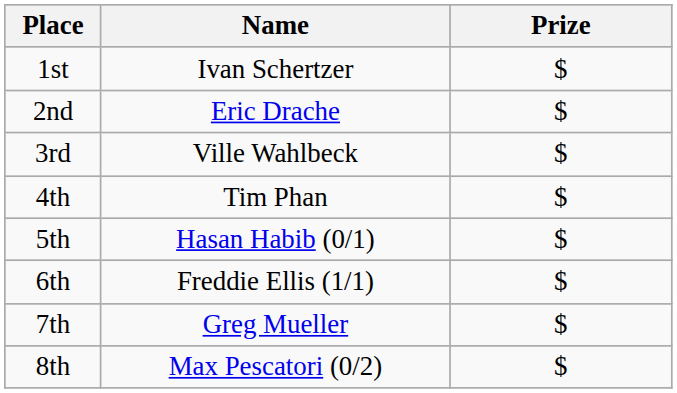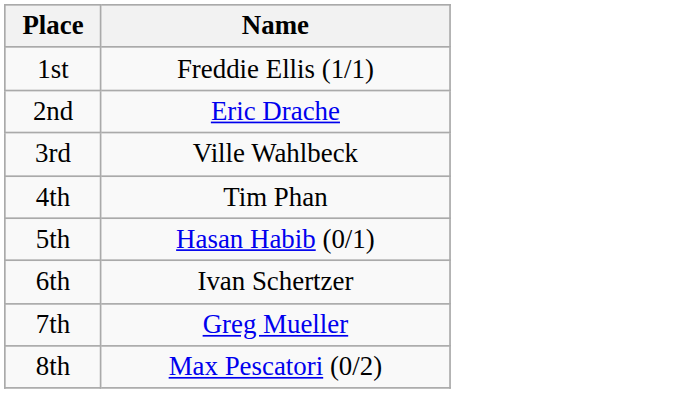- column: (561, 25)
(275, 68) Ivan Schertzer -> (275, 68) Freddie Ellis (1/1)
(275, 281) Freddie Ellis (1/1) -> (275, 281) Ivan Schertzer
